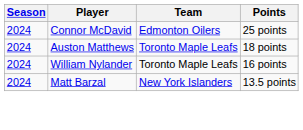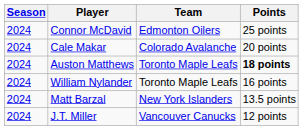+ row: (78, 47)
(265, 47) normal -> (267, 64) bold
+ row: (74, 116)
